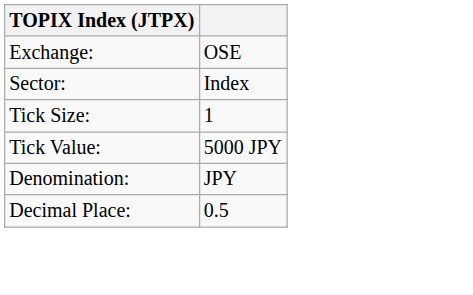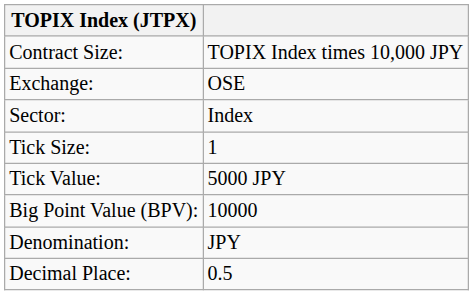+ row: (66, 52)
+ row: (104, 210)
